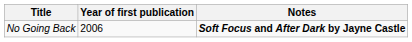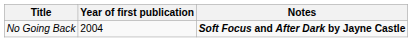(92, 28) 2006 -> (92, 28) 2004
